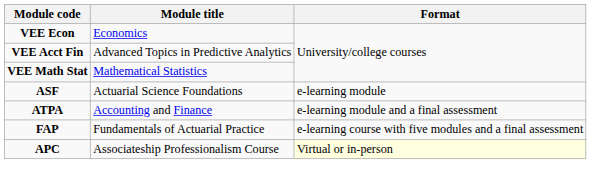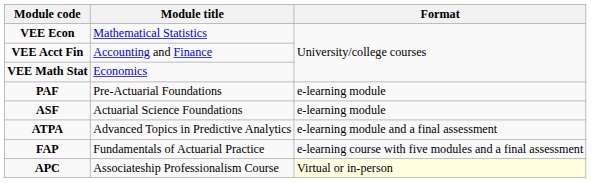(120, 33) Economics -> (150, 33) Mathematical Statistics
(192, 52) Advanced Topics in Predictive Analytics -> (153, 52) Accounting and Finance
(150, 71) Mathematical Statistics -> (120, 71) Economics
+ row: (47, 91)
(153, 110) Accounting and Finance -> (192, 129) Advanced Topics in Predictive Analytics
